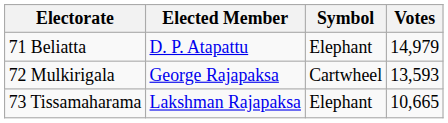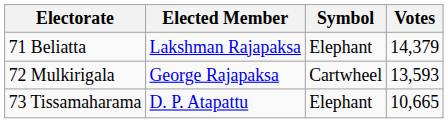(199, 46) D. P. Atapattu -> (225, 46) Lakshman Rajapaksa
(415, 46) 14,979 -> (415, 46) 14,379
(225, 103) Lakshman Rajapaksa -> (199, 103) D. P. Atapattu
